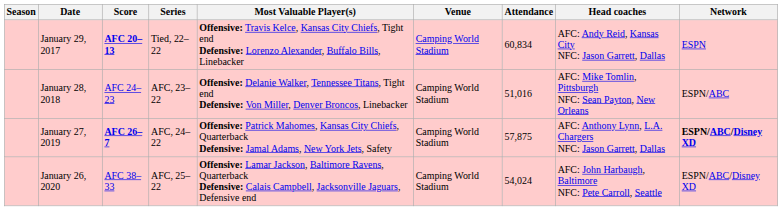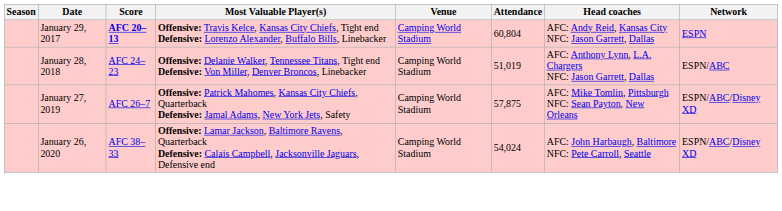- column: (173, 12)
(518, 44) 60,834 -> (507, 33) 60,804
(518, 94) 51,016 -> (507, 66) 51,019
(606, 94) AFC: Mike Tomlin, Pittsburgh NFC: Sean Payton, New Orleans -> (600, 66) AFC: Anthony Lynn, L.A. Chargers NFC: Jason Garrett, Dallas
(123, 137) bold -> (129, 104) normal
(611, 137) AFC: Anthony Lynn, L.A. Chargers NFC: Jason Garrett, Dallas -> (608, 104) AFC: Mike Tomlin, Pittsburgh NFC: Sean Payton, New Orleans
(722, 137) bold -> (721, 104) normal
